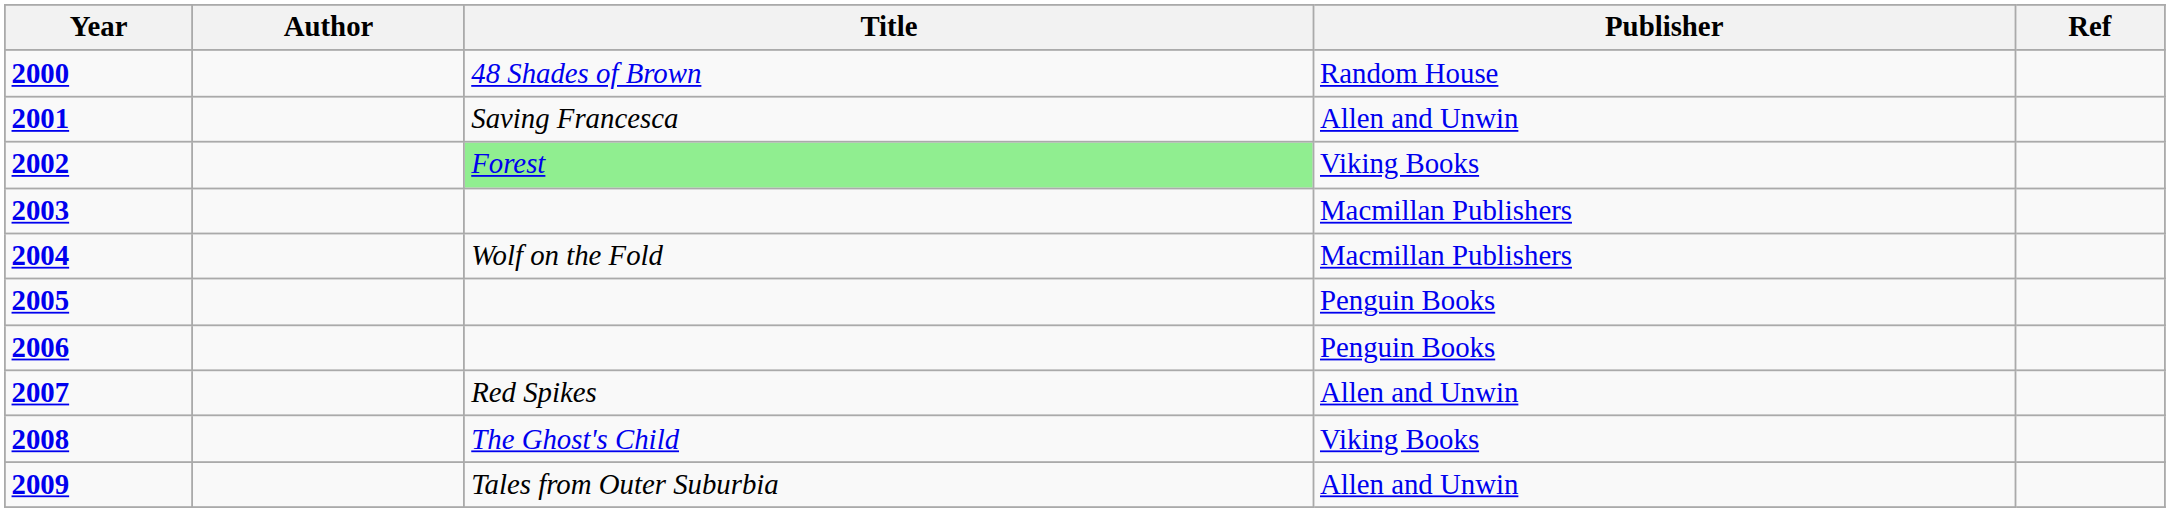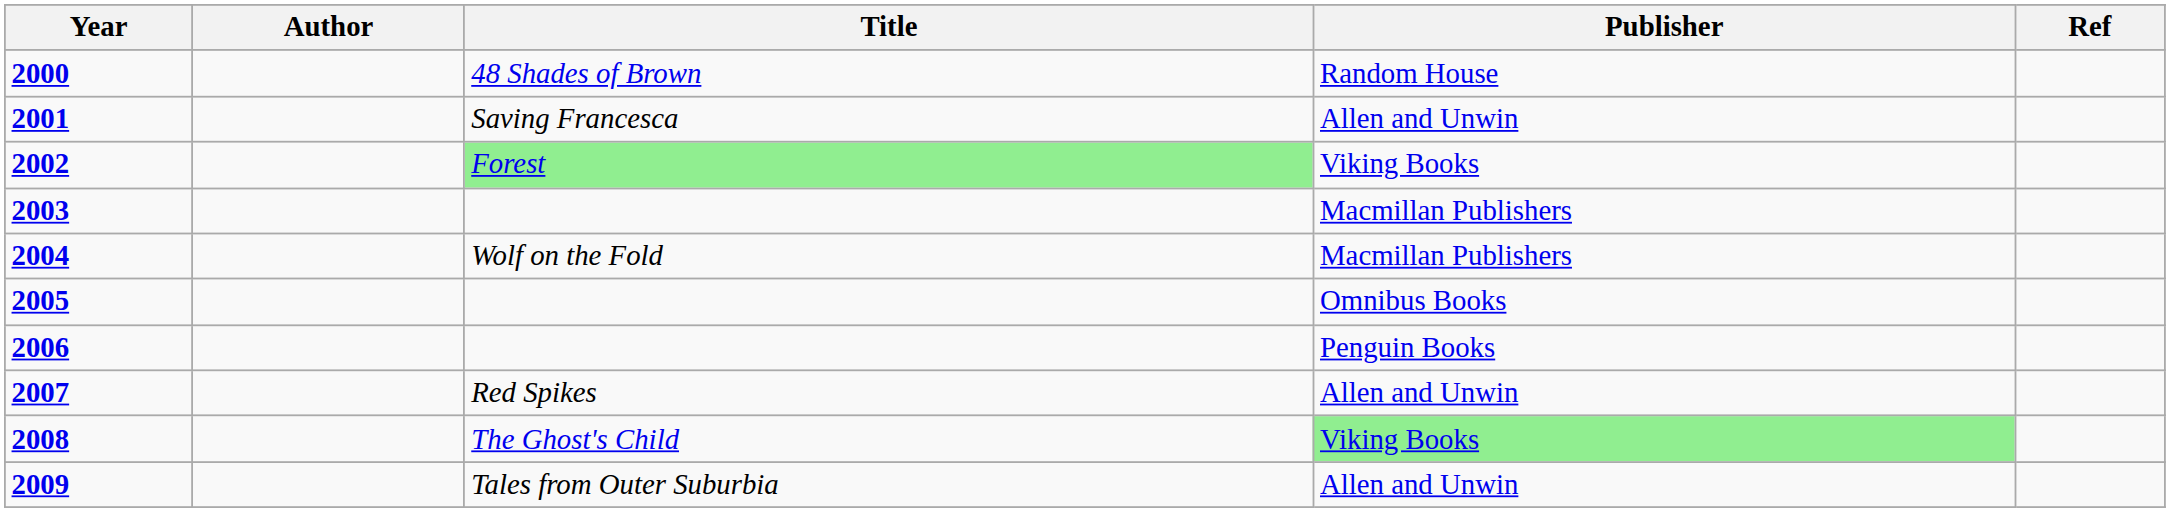(1408, 301) Penguin Books -> (1413, 301) Omnibus Books
(1400, 438) no background -> (1400, 438) lightgreen background
